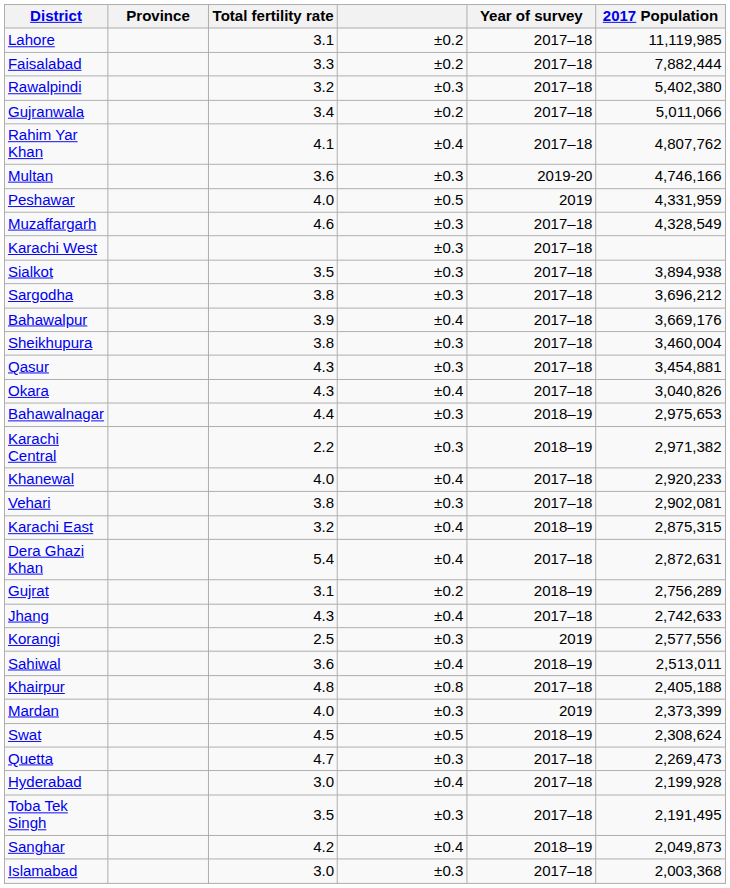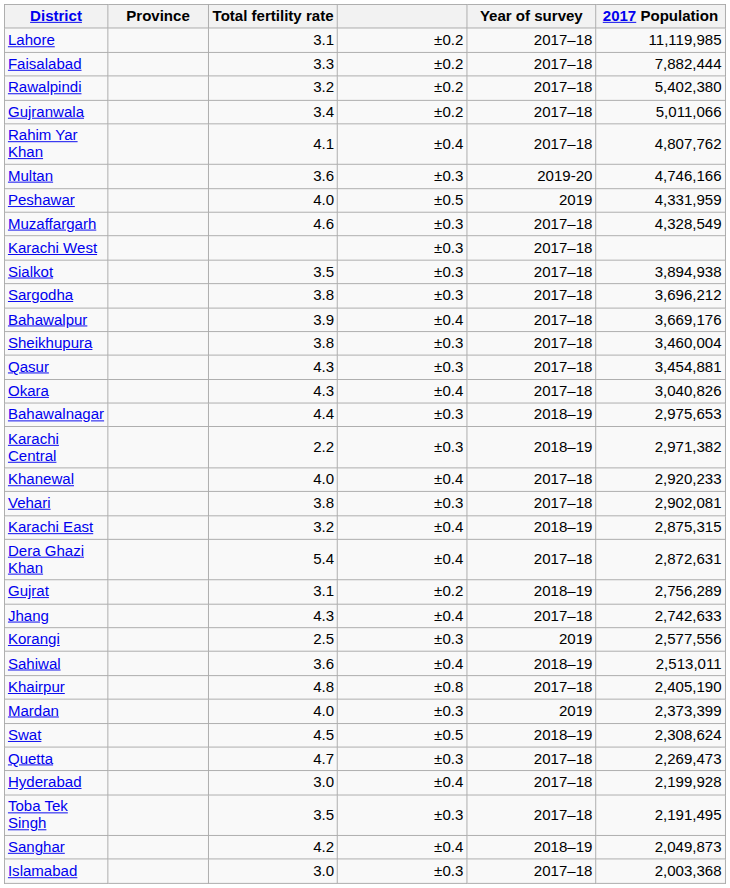(449, 87) ±0.3 -> (449, 87) ±0.2
(688, 687) 2,405,188 -> (688, 687) 2,405,190
